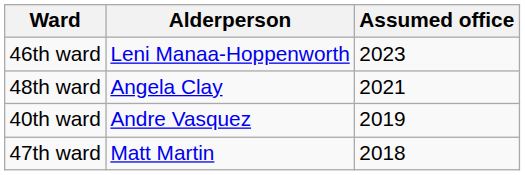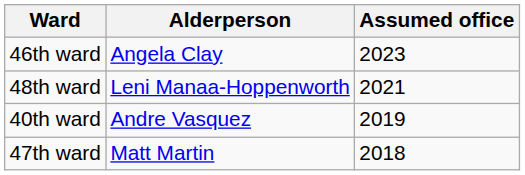(230, 53) Leni Manaa-Hoppenworth -> (166, 53) Angela Clay
(166, 86) Angela Clay -> (230, 86) Leni Manaa-Hoppenworth
